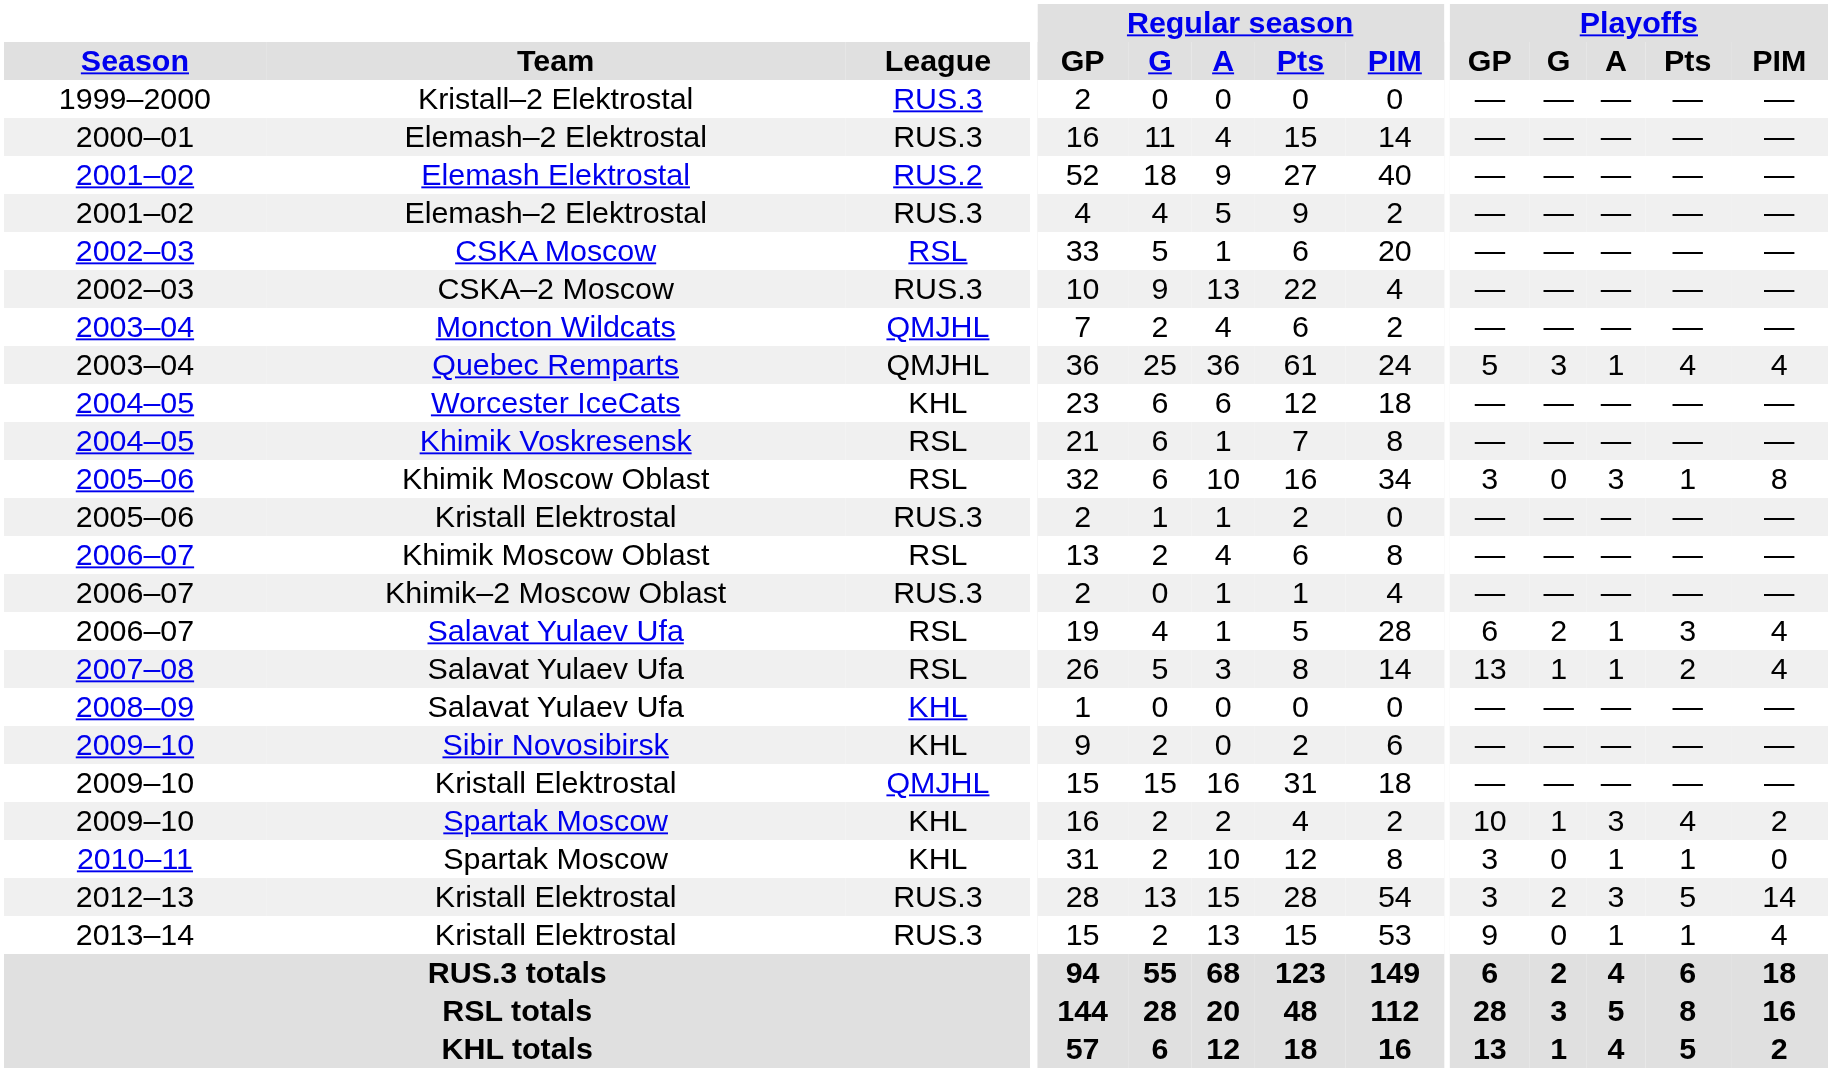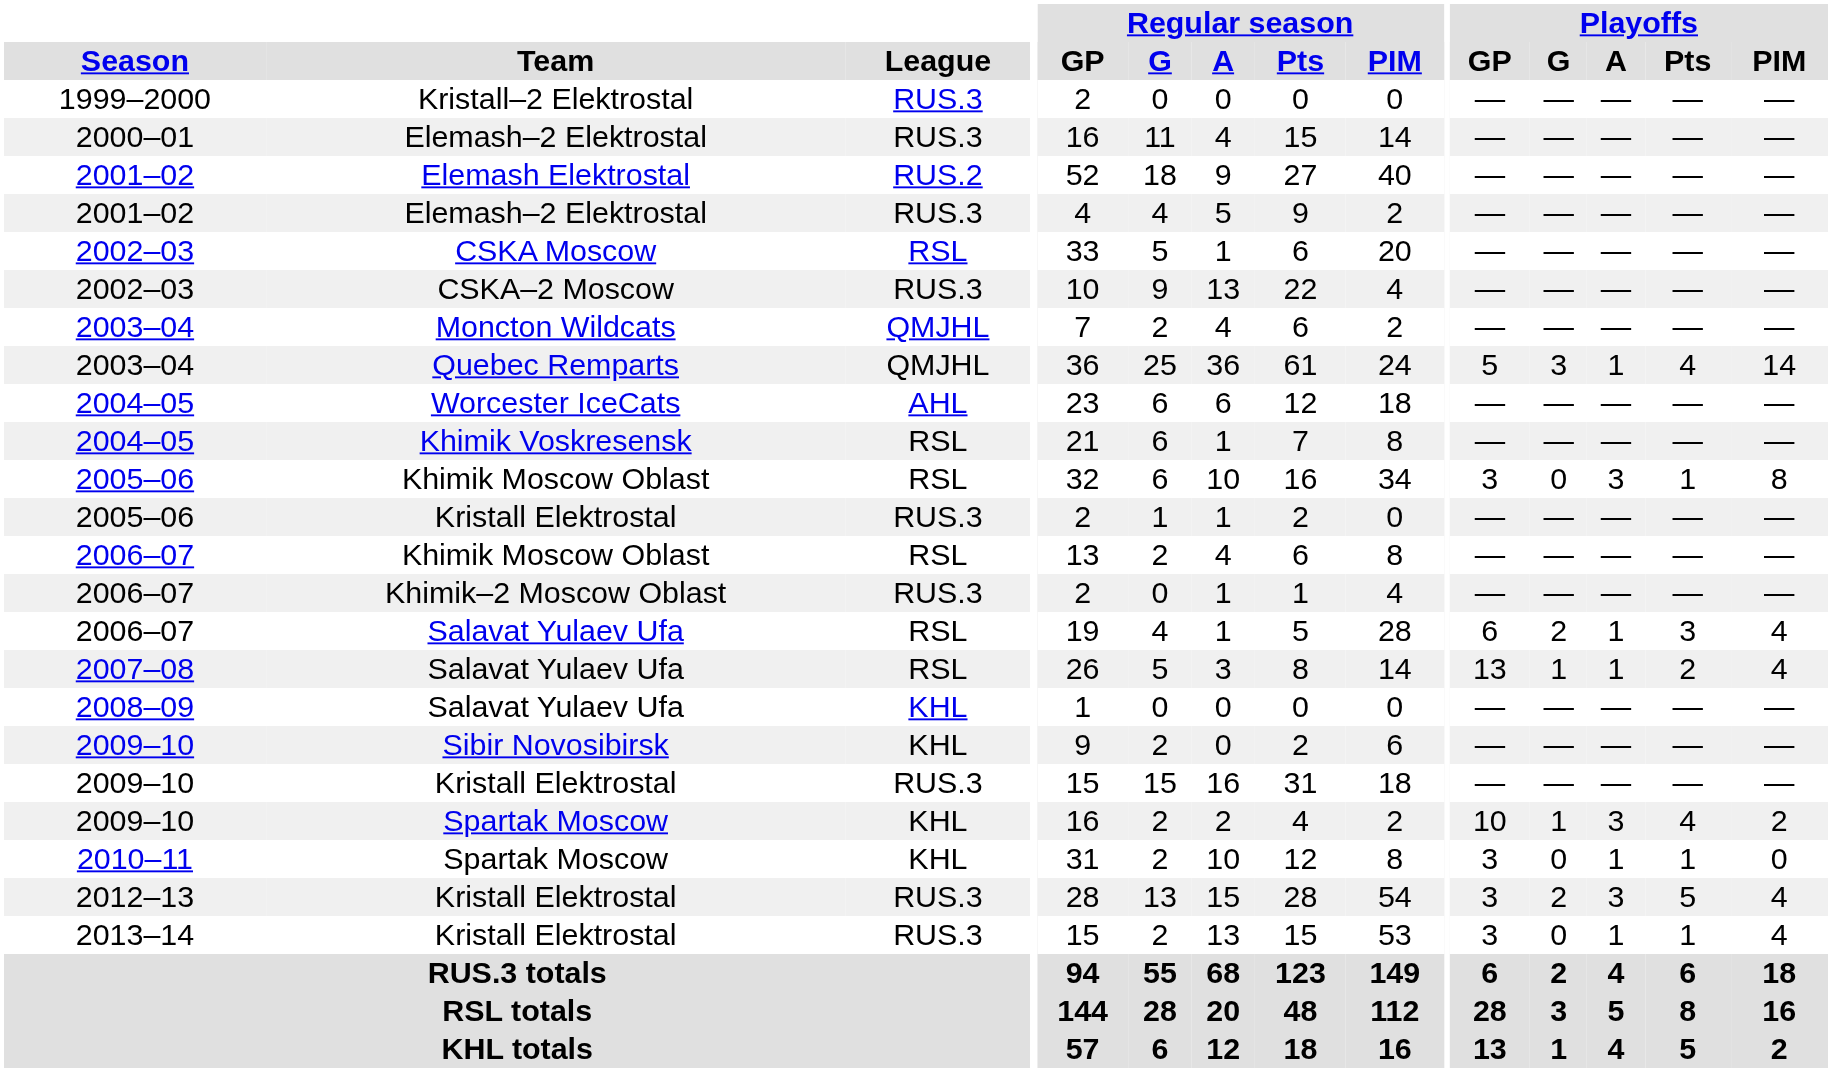(1779, 364) 4 -> (1779, 364) 14
(938, 402) KHL -> (938, 402) AHL
(938, 782) QMJHL -> (938, 782) RUS.3
(1779, 896) 14 -> (1779, 896) 4
(1490, 934) 9 -> (1490, 934) 3
